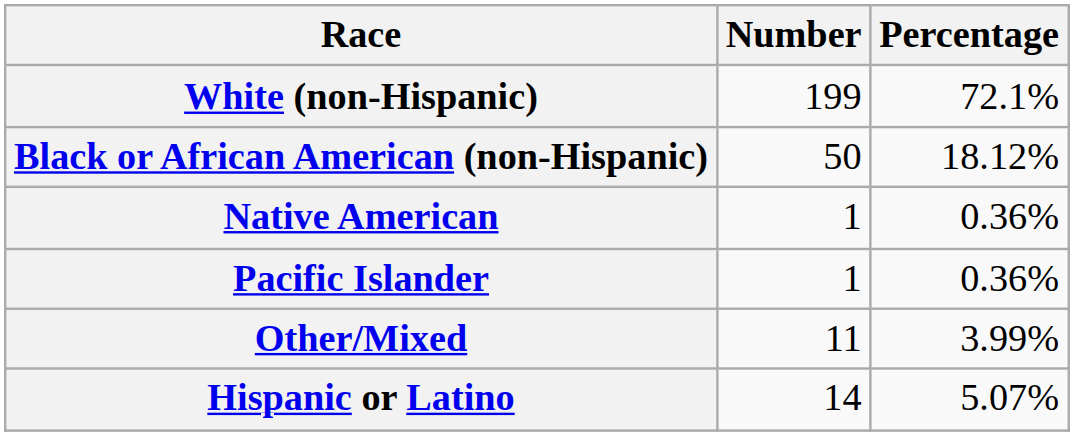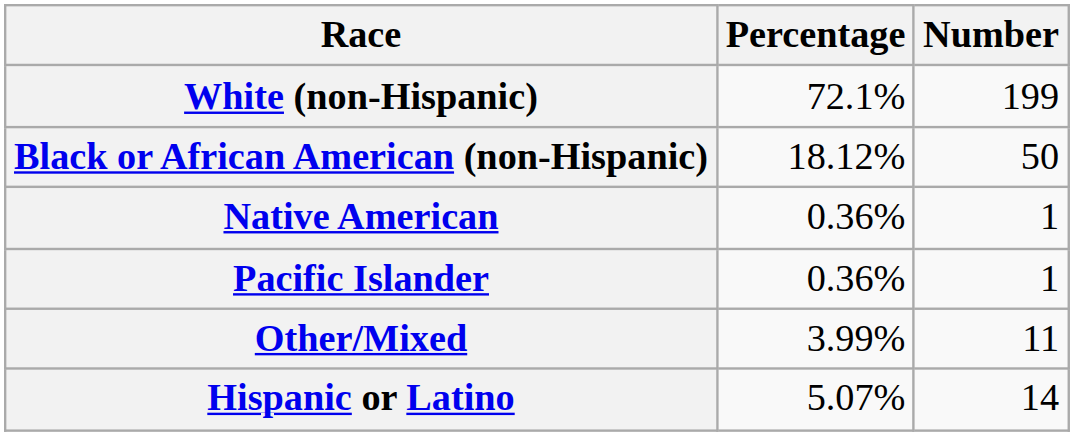columns swapped: (794, 34) <-> (969, 34)
